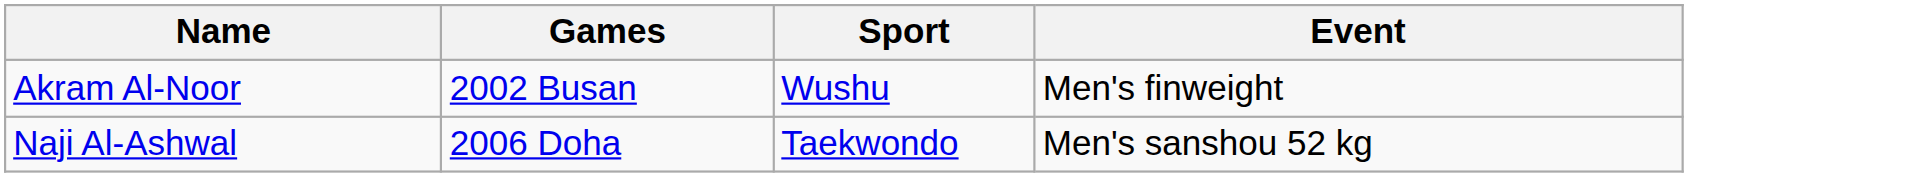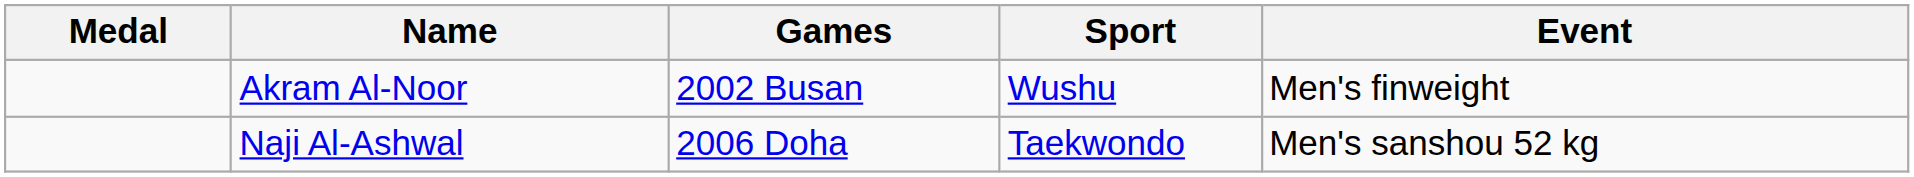+ column: (118, 32)
